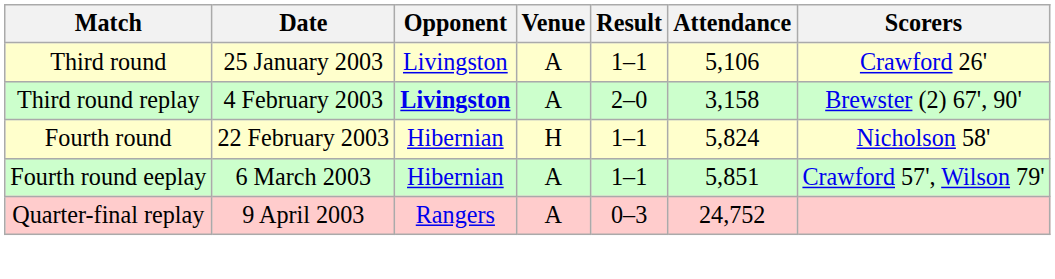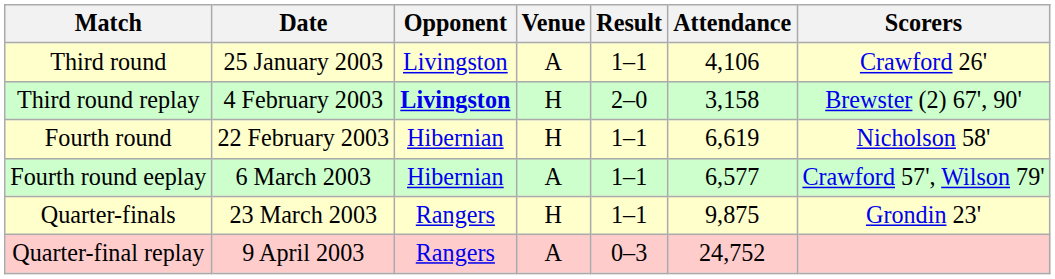(732, 61) 5,106 -> (732, 61) 4,106
(553, 100) A -> (553, 100) H
(732, 138) 5,824 -> (732, 138) 6,619
(732, 176) 5,851 -> (732, 176) 6,577
+ row: (108, 215)
